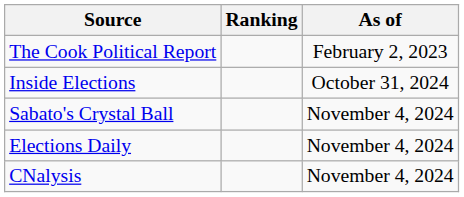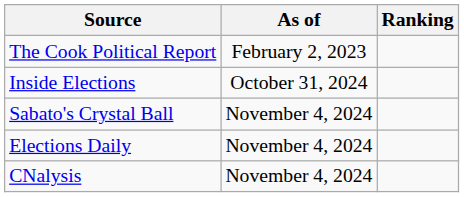columns swapped: (261, 20) <-> (380, 20)
